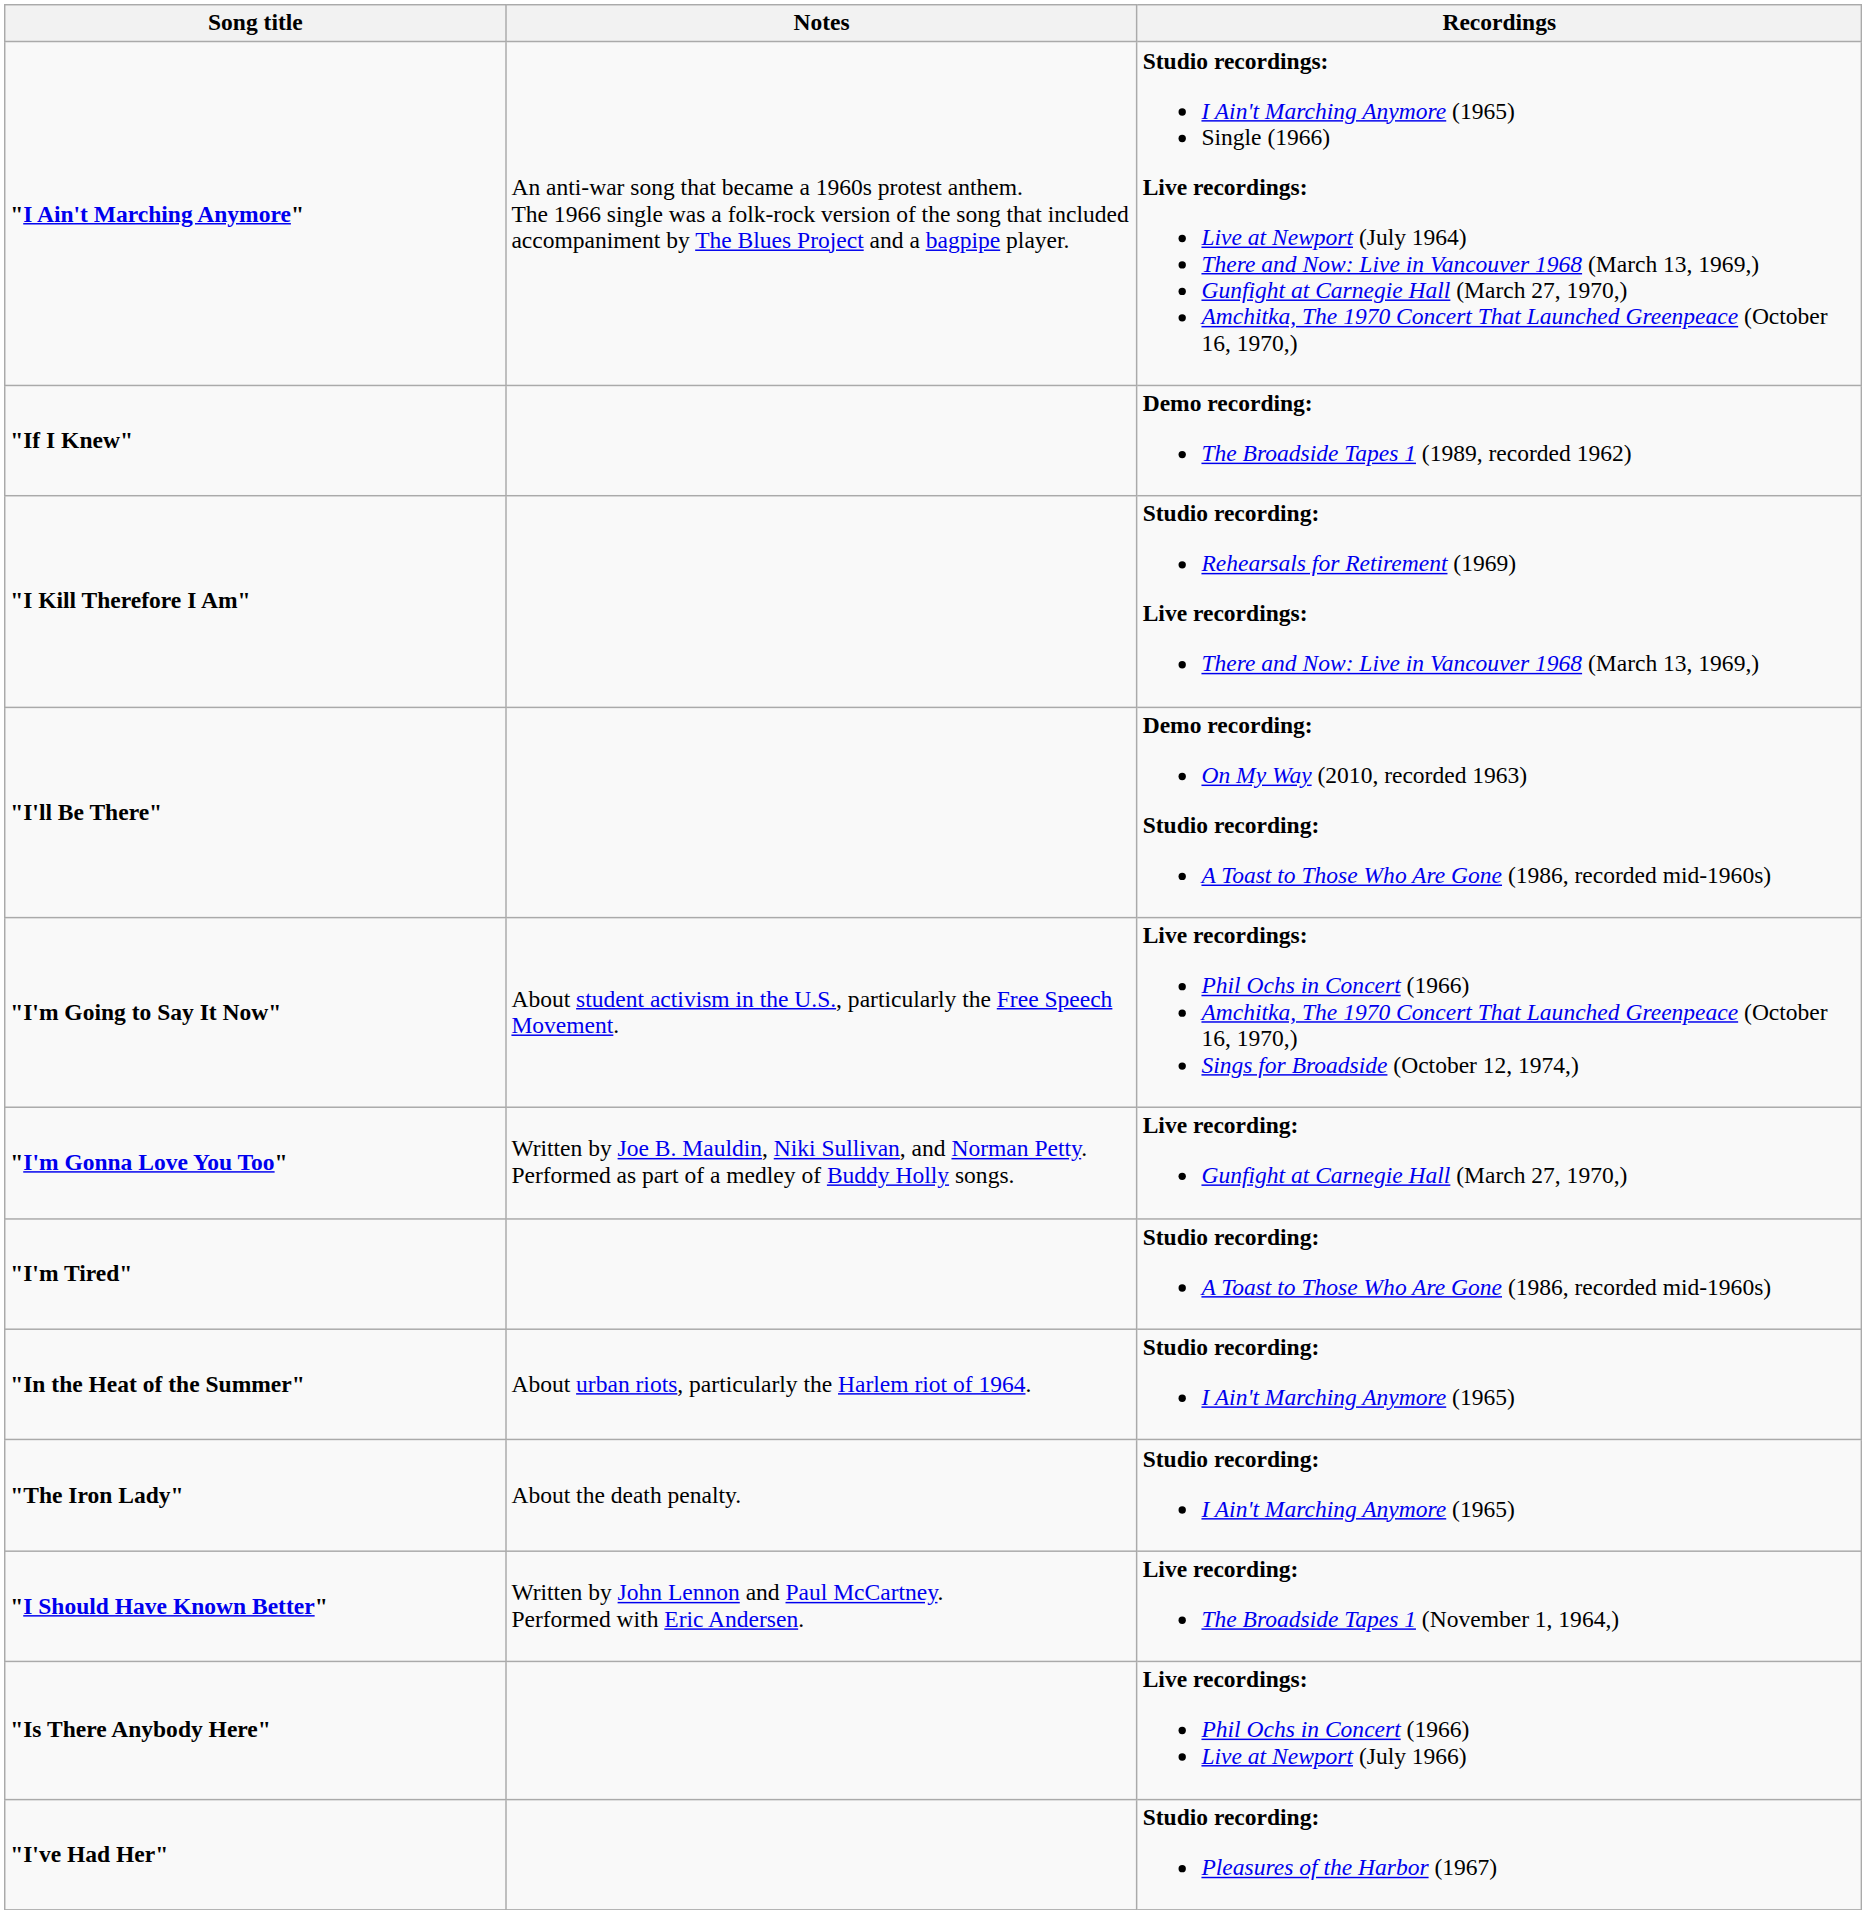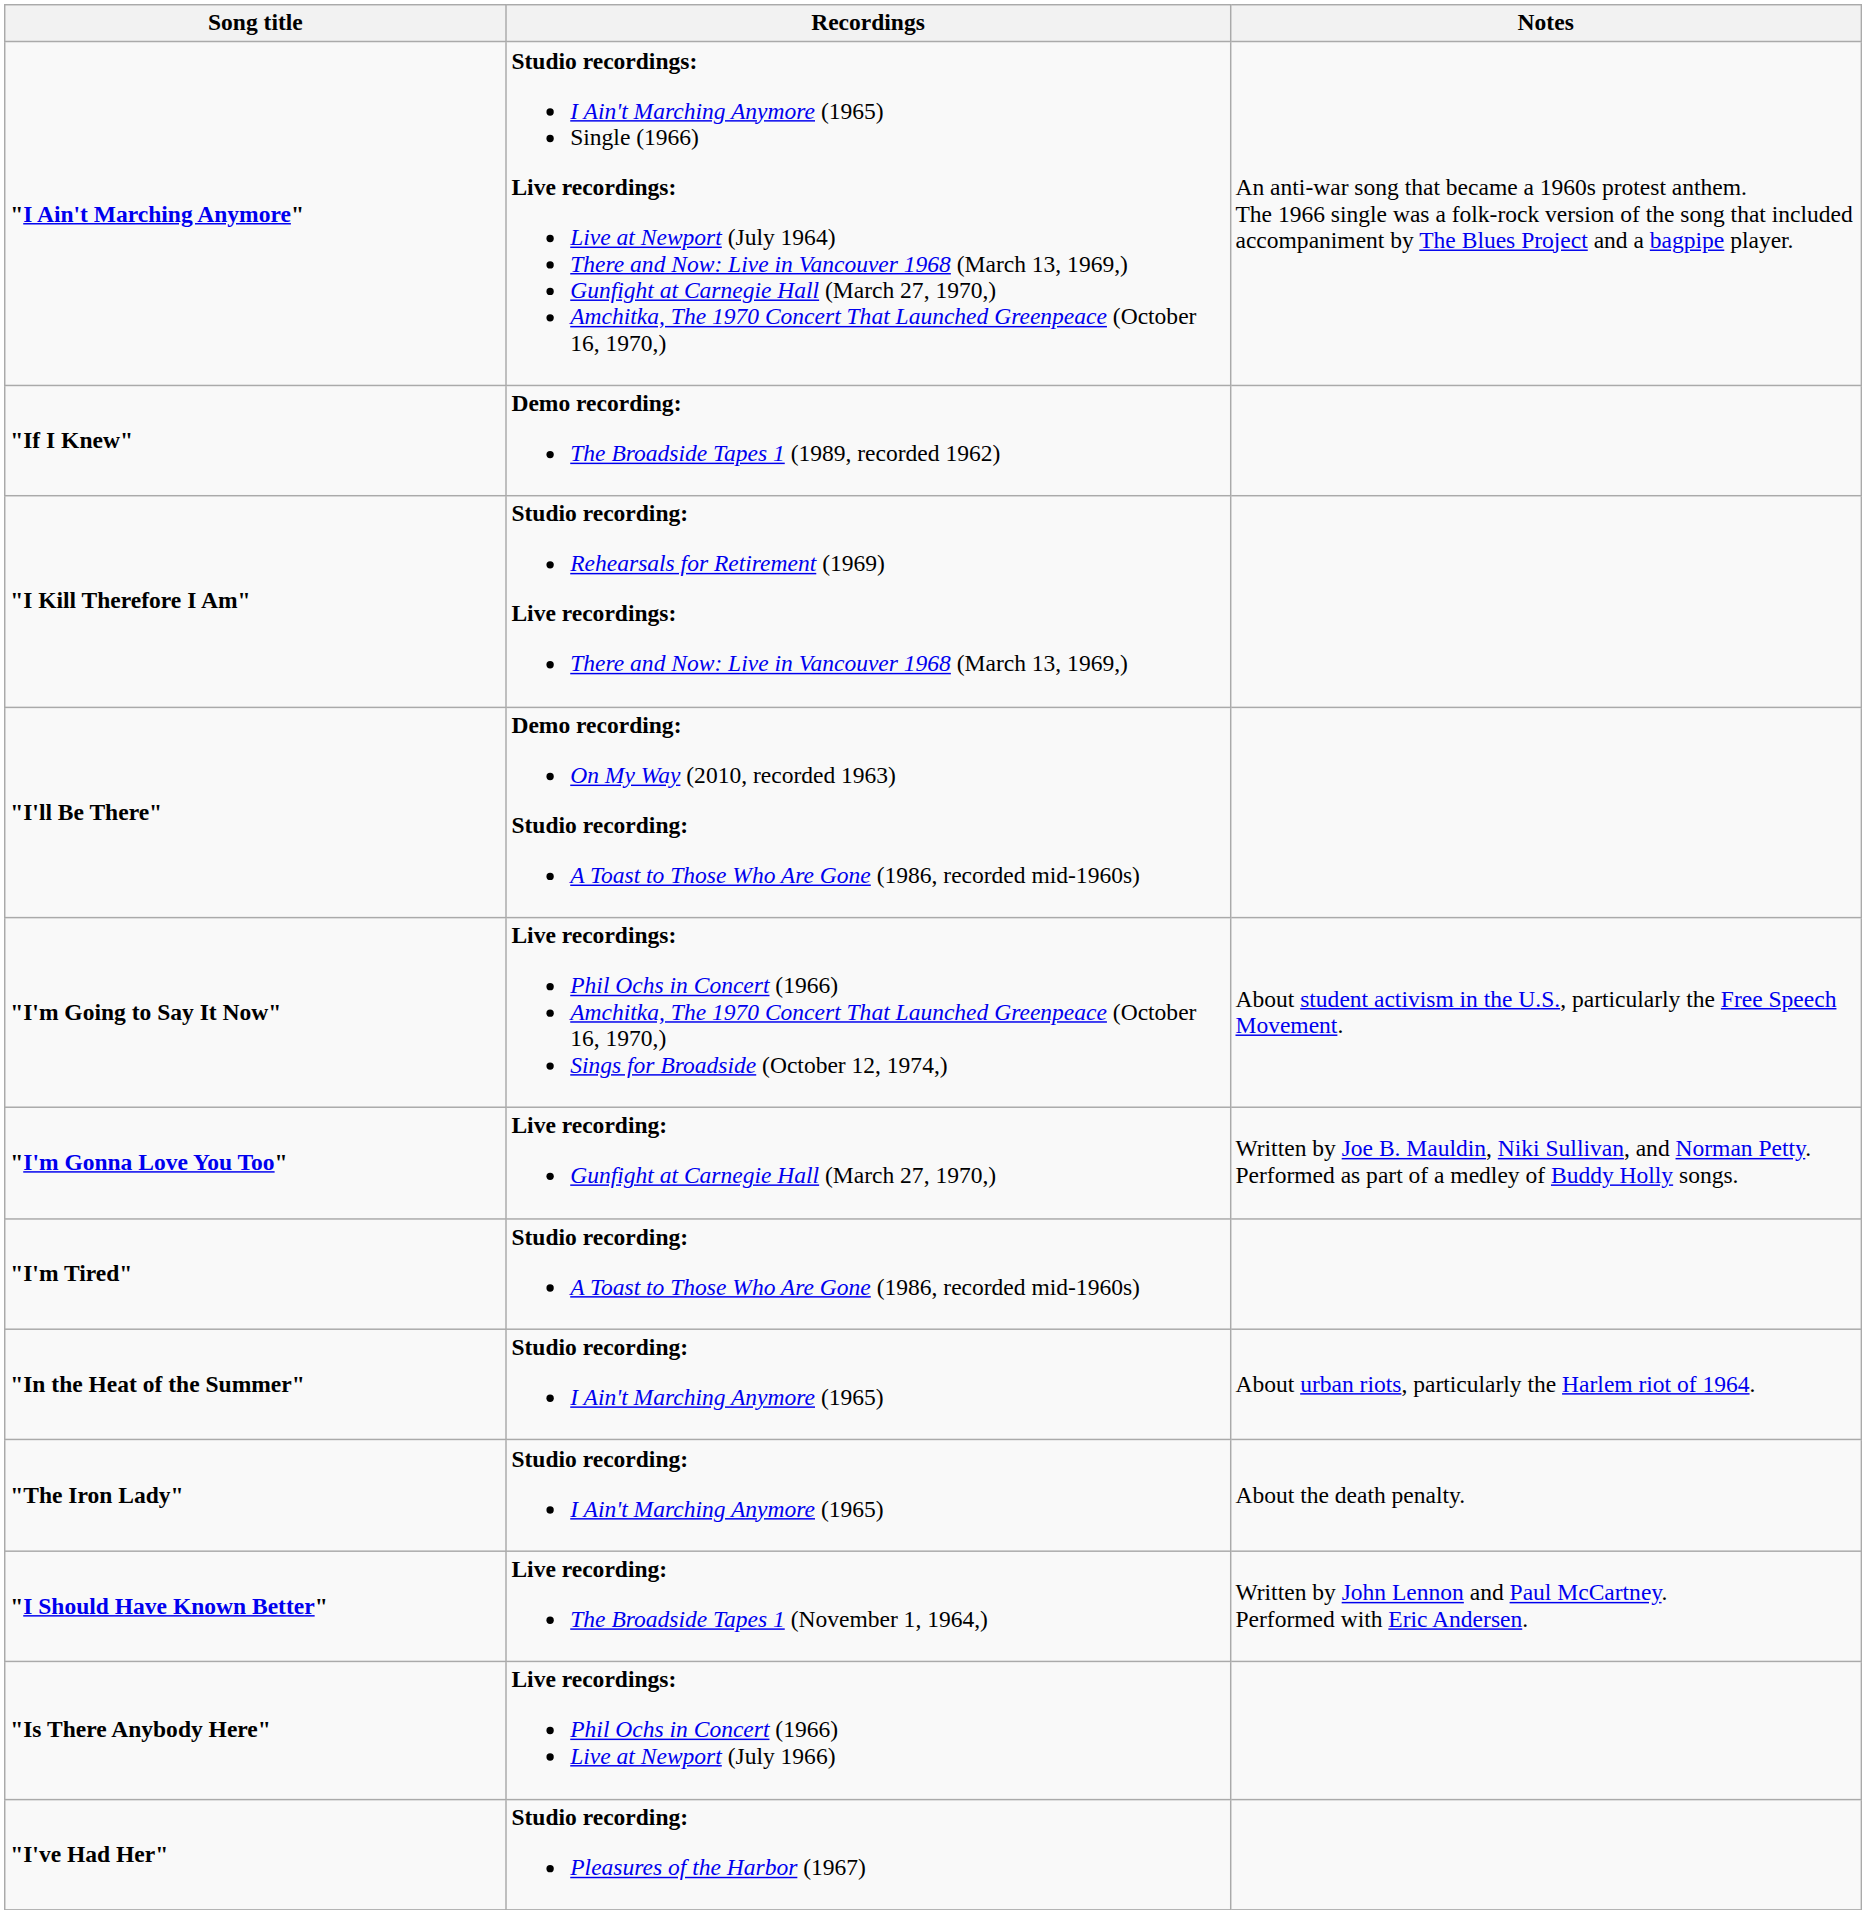columns swapped: (1499, 23) <-> (822, 23)
